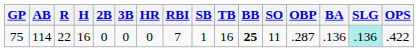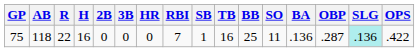columns swapped: (334, 15) <-> (303, 15)
(42, 36) 114 -> (42, 36) 118
(250, 36) bold -> (250, 36) normal
